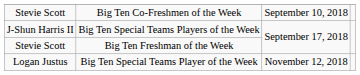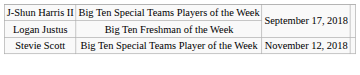- row: (169, 12)
(40, 45) Stevie Scott -> (40, 29) Logan Justus
(40, 62) Logan Justus -> (40, 45) Stevie Scott
